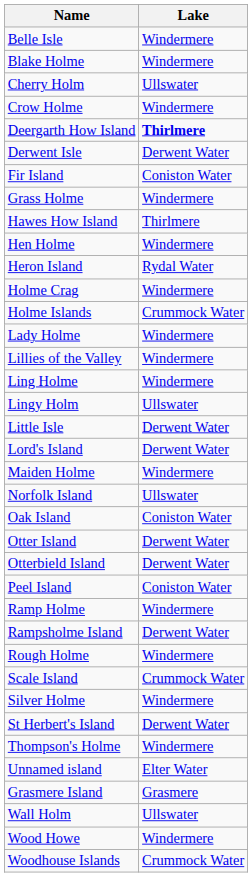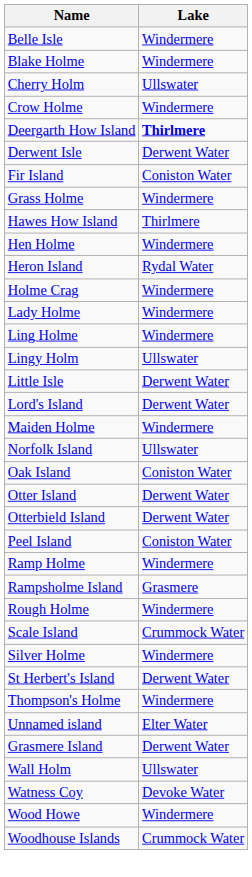- row: (50, 312)
- row: (65, 358)
(186, 632) Derwent Water -> (170, 586) Grasmere
(170, 792) Grasmere -> (186, 746) Derwent Water
+ row: (45, 792)
